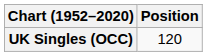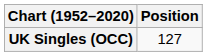(170, 39) 120 -> (170, 39) 127
